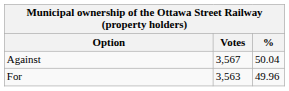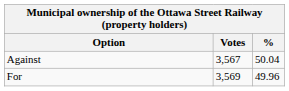(228, 77) 3,563 -> (228, 77) 3,569
